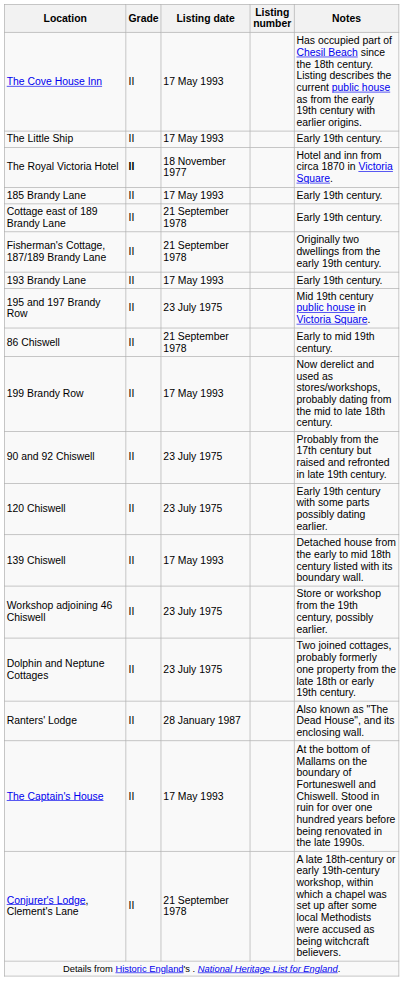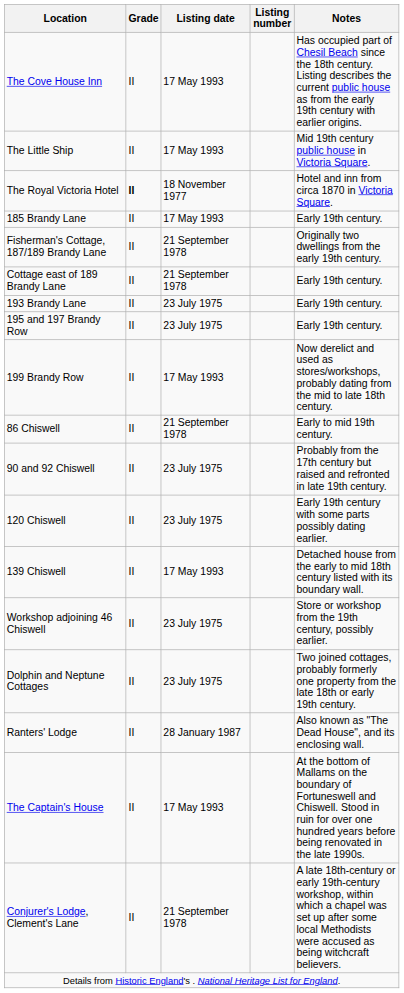(340, 139) Early 19th century. -> (335, 151) Mid 19th century public house in Victoria Square.
rows swapped: (56, 252) <-> (52, 218)
(193, 280) 17 May 1993 -> (193, 303) 23 July 1975
(335, 308) Mid 19th century public house in Victoria Square. -> (340, 326) Early 19th century.
rows swapped: (45, 394) <-> (33, 342)
